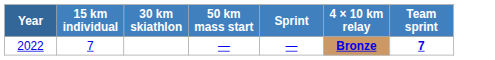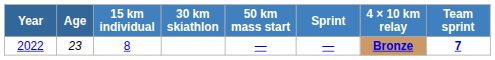+ column: (75, 21)
(90, 46) 7 -> (127, 46) 8
